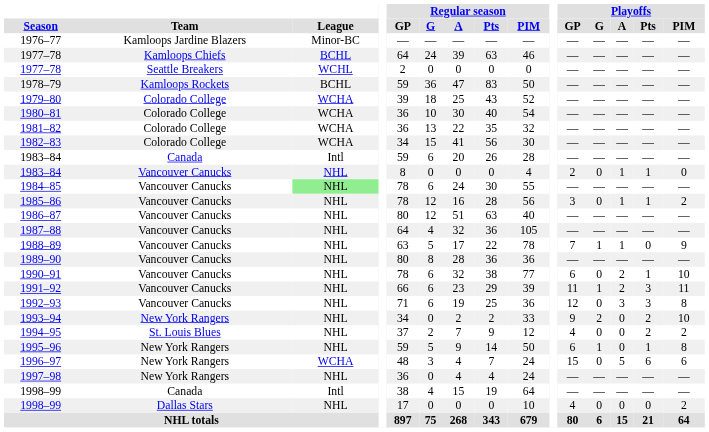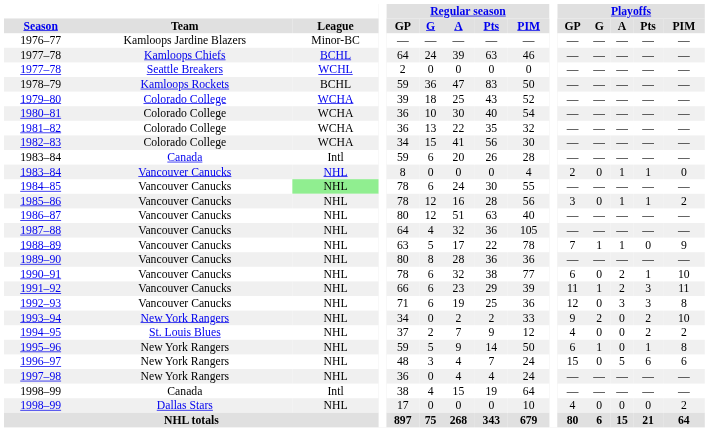(336, 361) WCHA -> (336, 361) NHL
